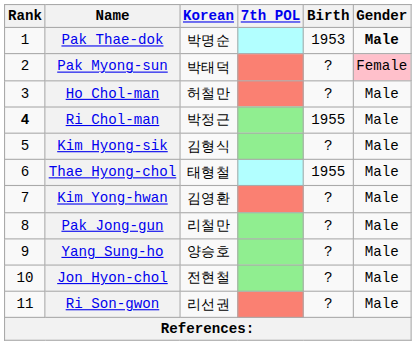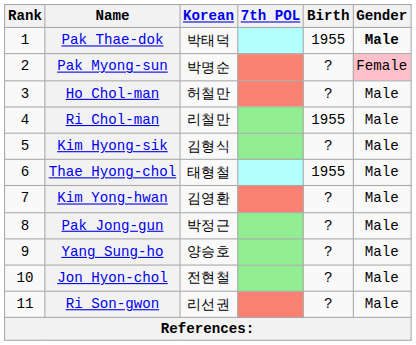(209, 41) 박명순 -> (209, 41) 박태덕
(328, 41) 1953 -> (328, 41) 1955
(209, 68) 박태덕 -> (209, 68) 박명순
(25, 120) bold -> (25, 120) normal
(209, 120) 박정근 -> (209, 120) 리철만
(209, 226) 리철만 -> (209, 226) 박정근
